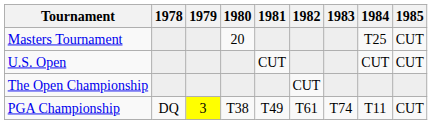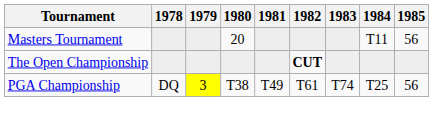(375, 39) T25 -> (377, 39) T11
(410, 39) CUT -> (411, 39) 56
- row: (37, 62)
(306, 85) normal -> (307, 62) bold
(375, 108) T11 -> (377, 85) T25
(410, 108) CUT -> (411, 85) 56
